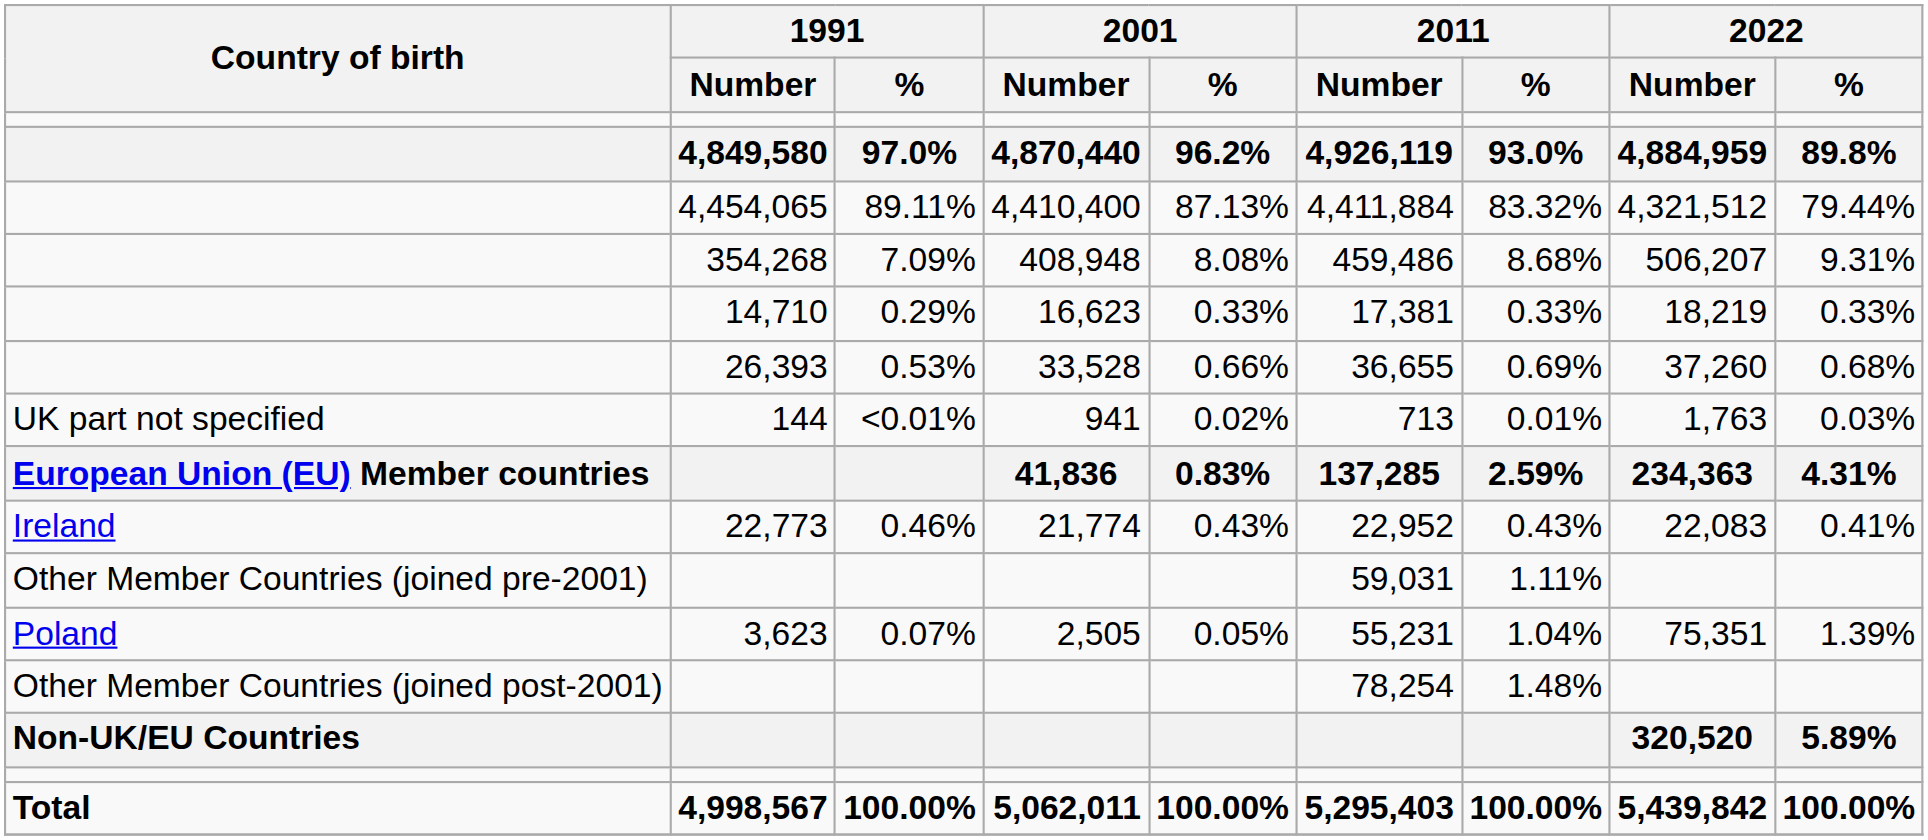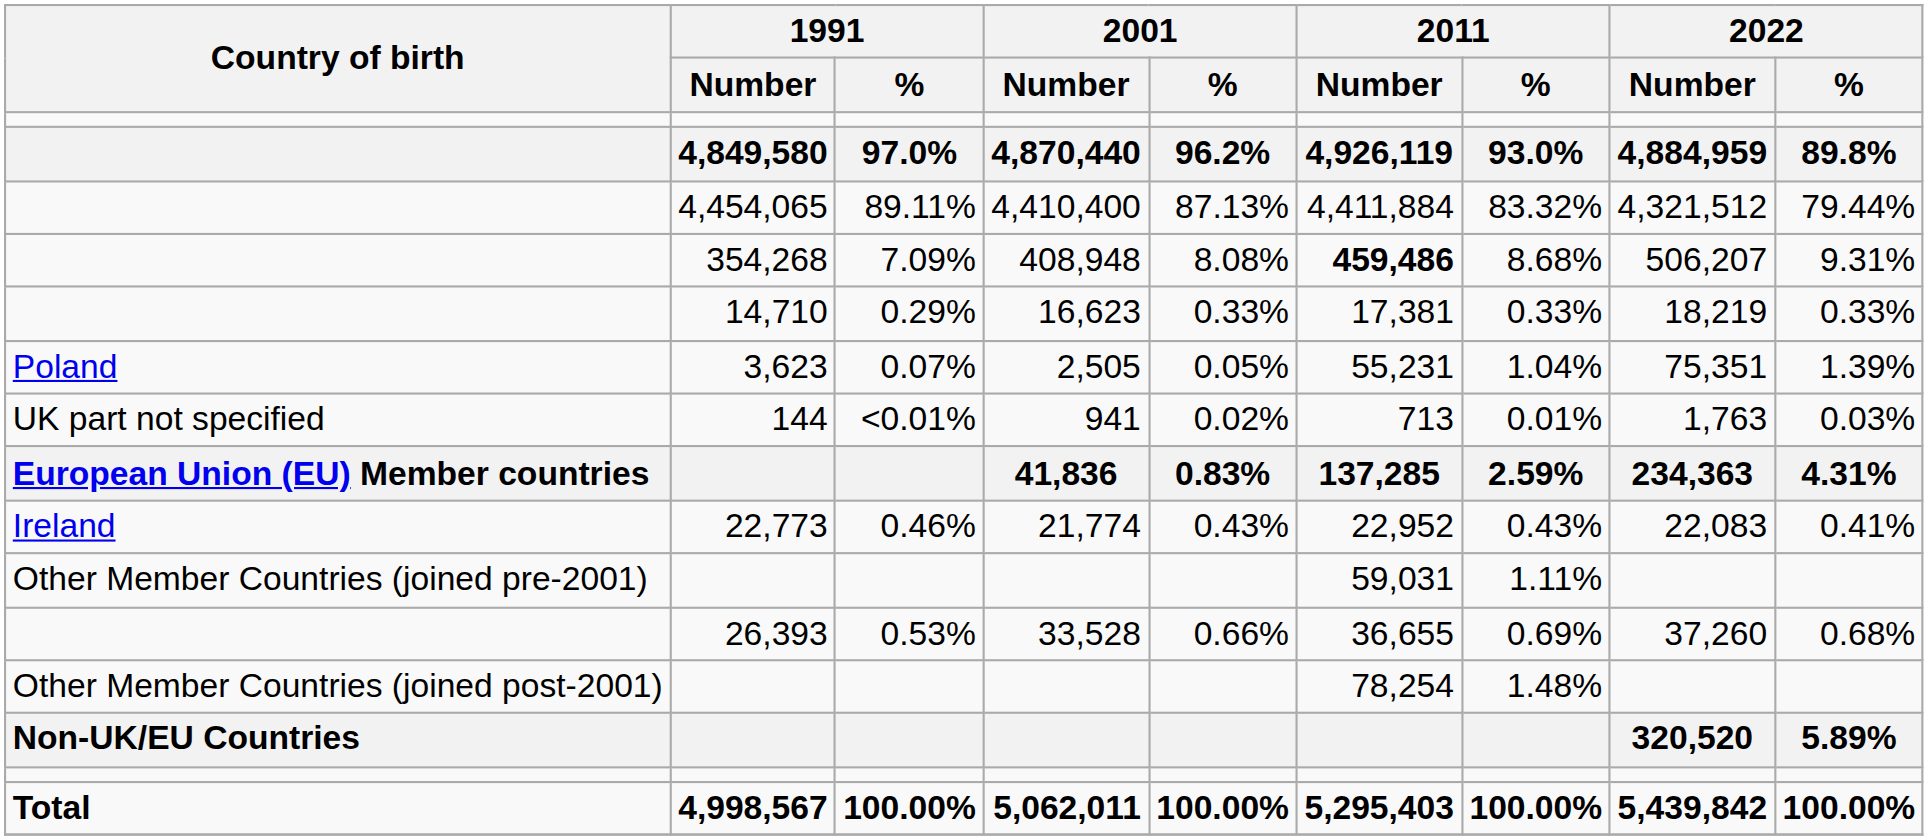(1393, 259) normal -> (1393, 259) bold
rows swapped: (338, 367) <-> (65, 632)
